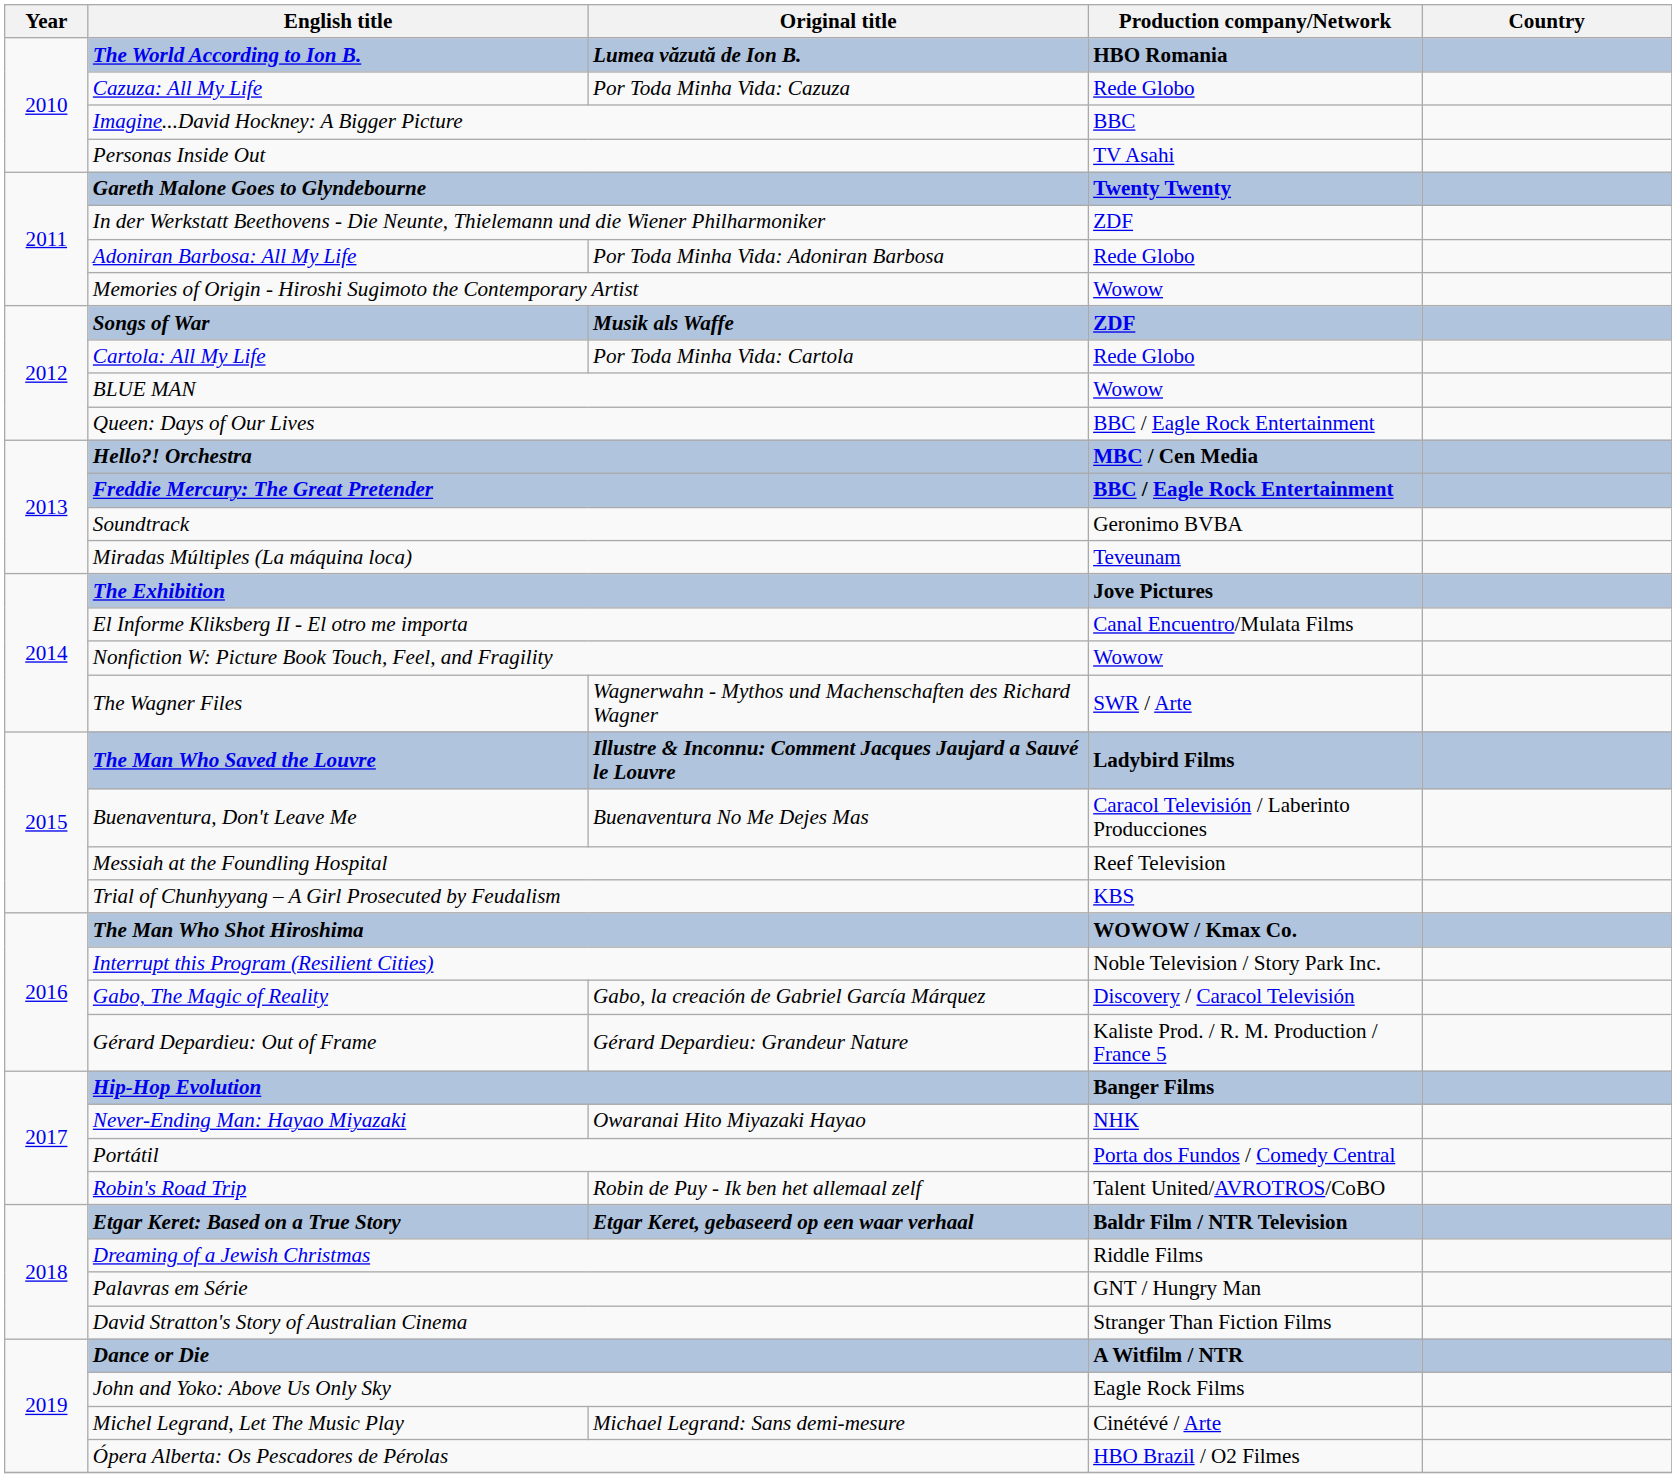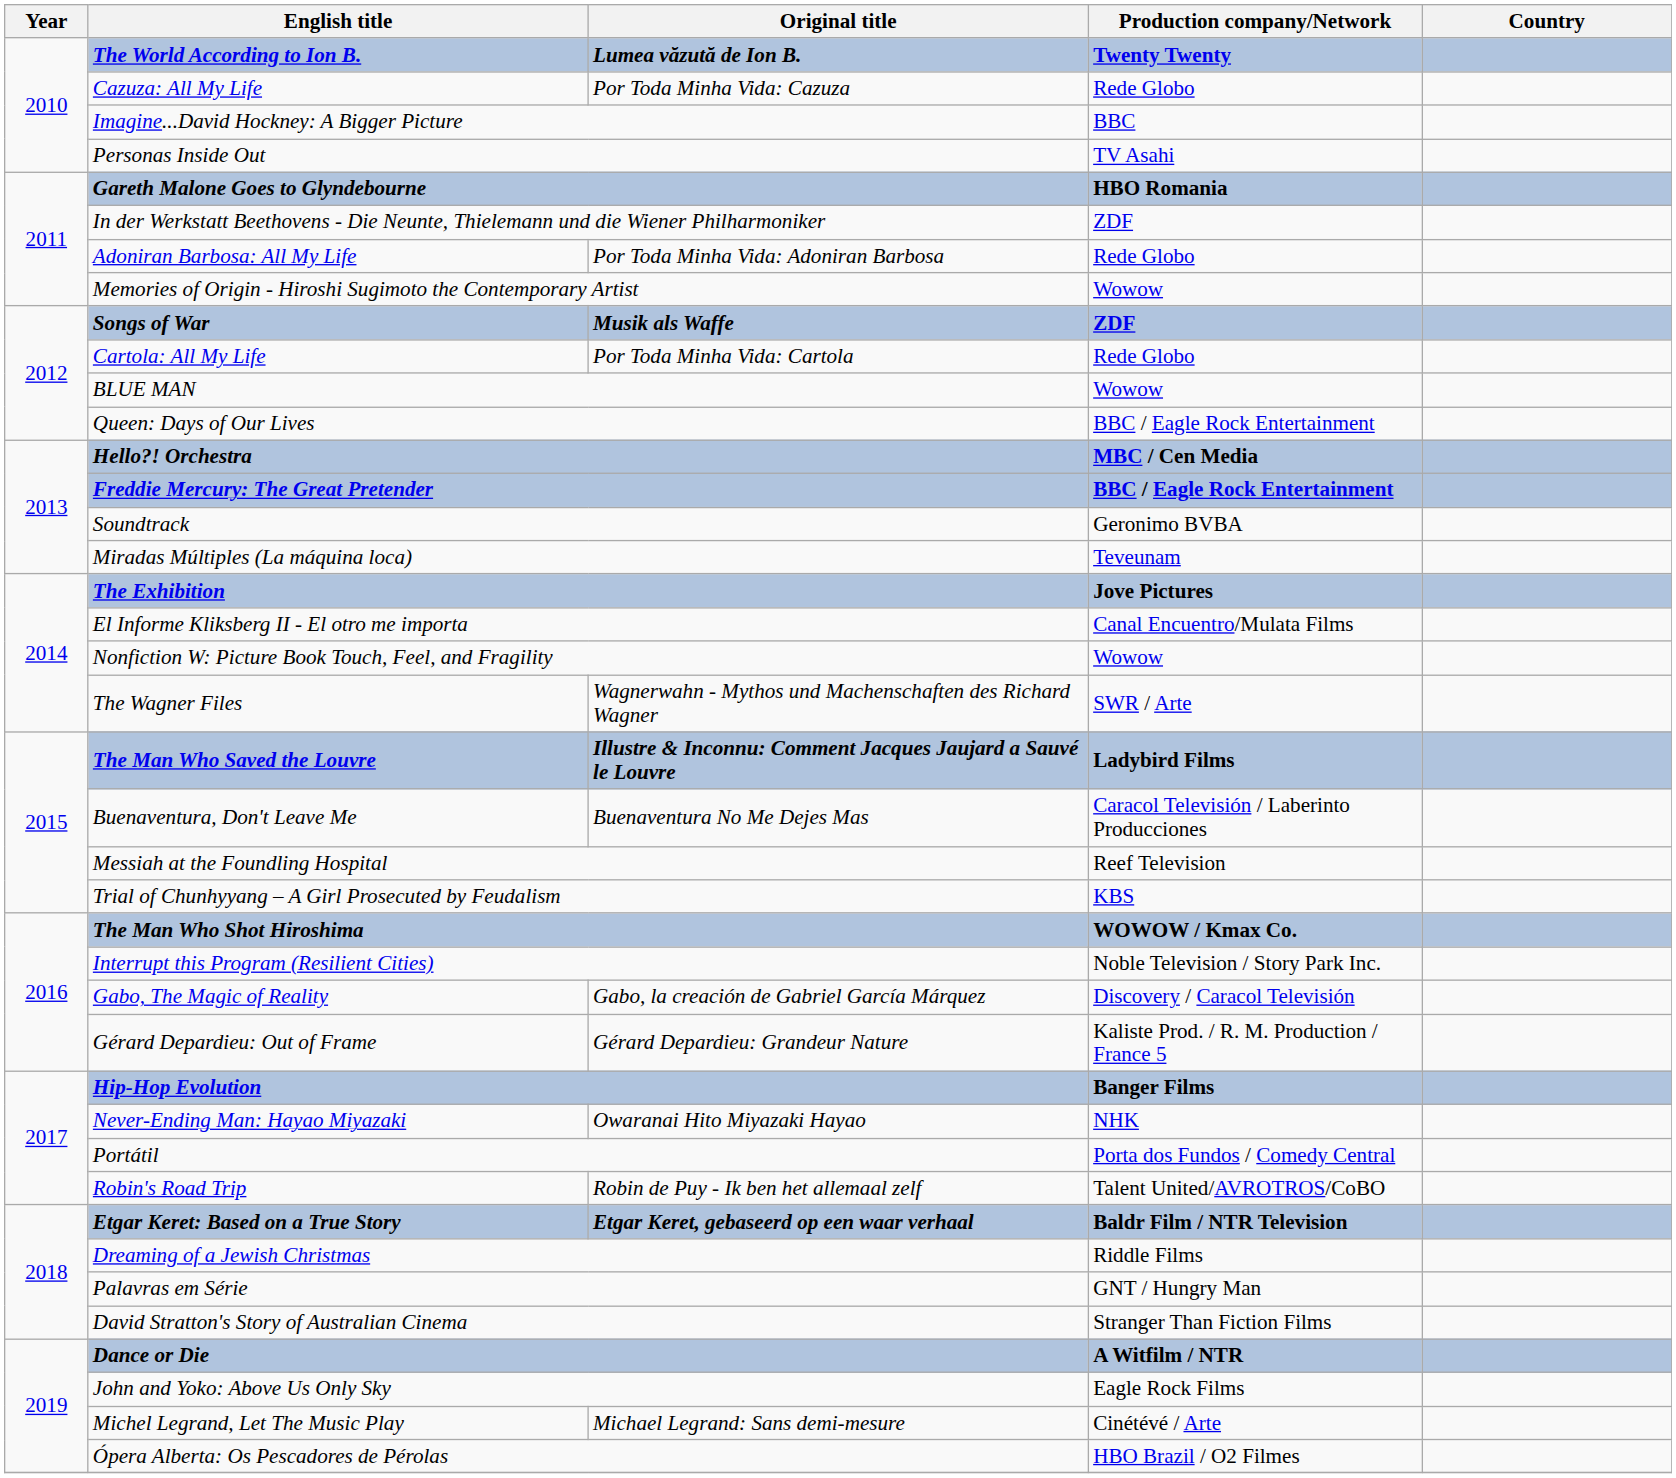(1160, 54) HBO Romania -> (1162, 54) Twenty Twenty
(1162, 188) Twenty Twenty -> (1160, 188) HBO Romania
